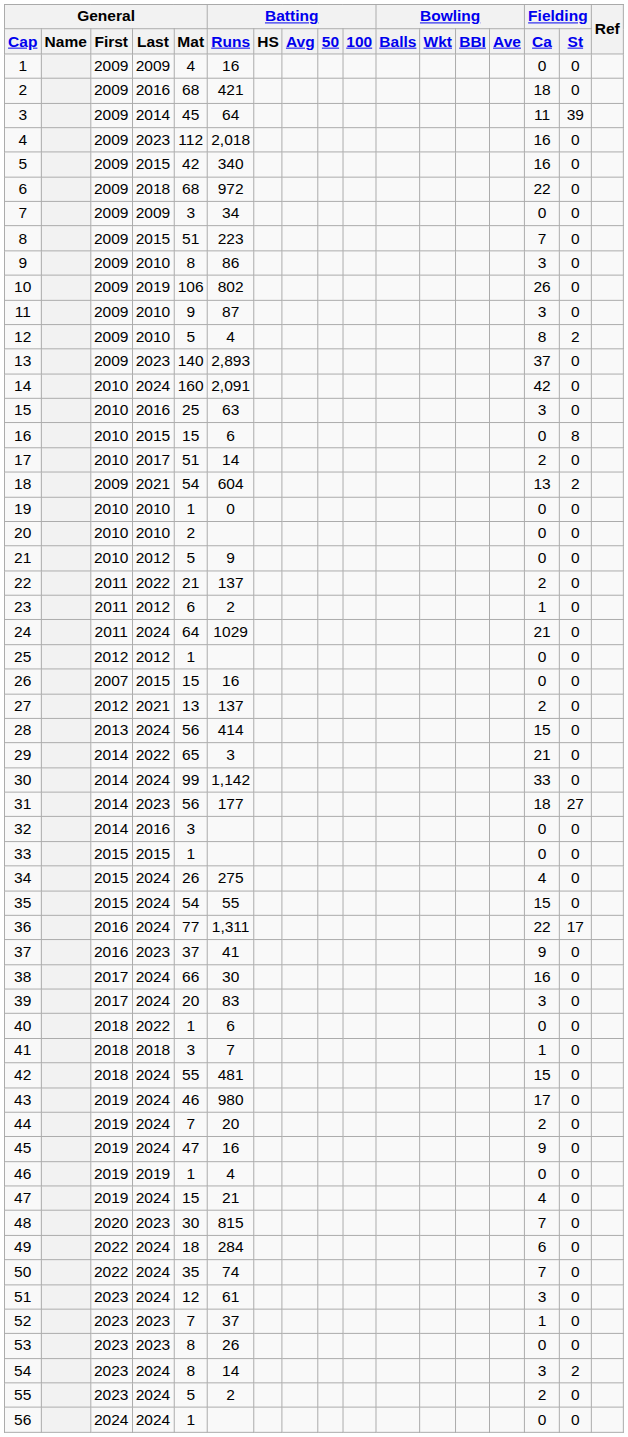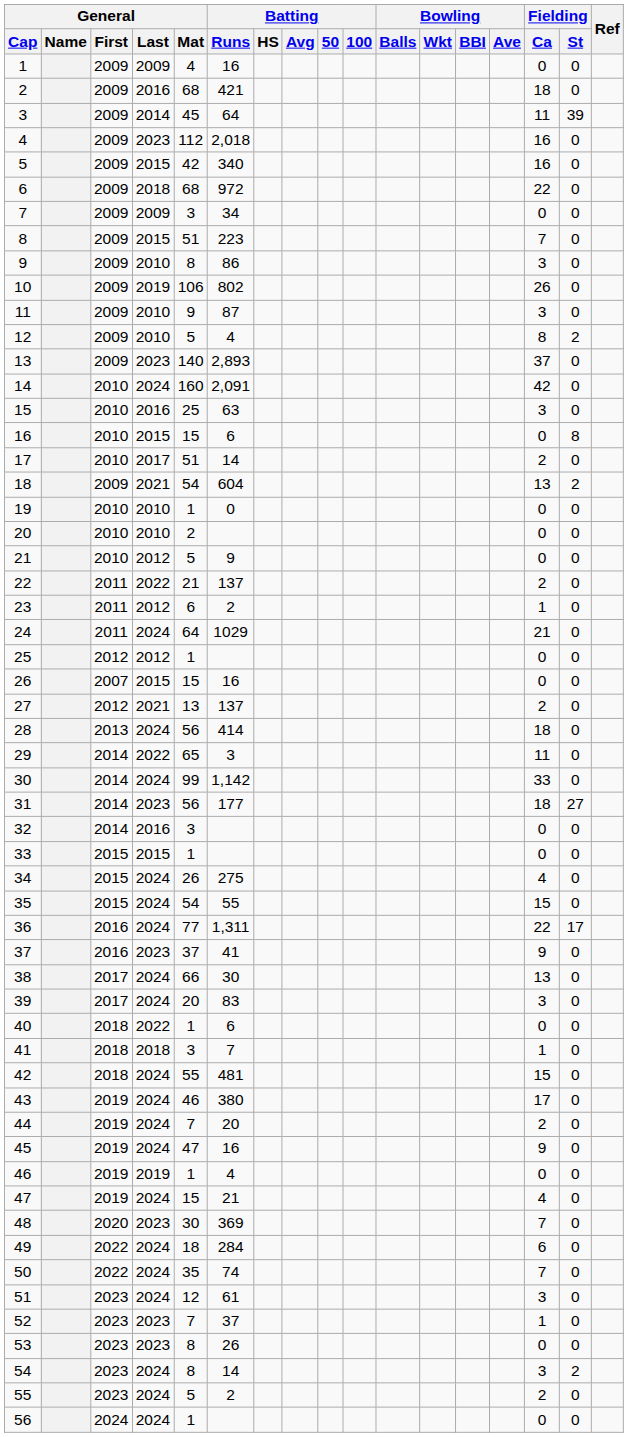(542, 730) 15 -> (542, 730) 18
(542, 755) 21 -> (542, 755) 11
(542, 976) 16 -> (542, 976) 13
(231, 1099) 980 -> (231, 1099) 380
(231, 1222) 815 -> (231, 1222) 369
